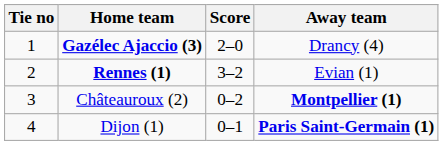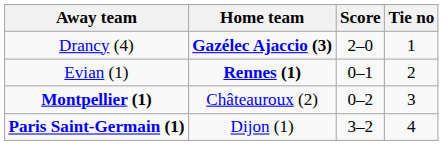columns swapped: (31, 18) <-> (346, 18)
(230, 72) 3–2 -> (360, 72) 0–1
(230, 126) 0–1 -> (360, 126) 3–2
